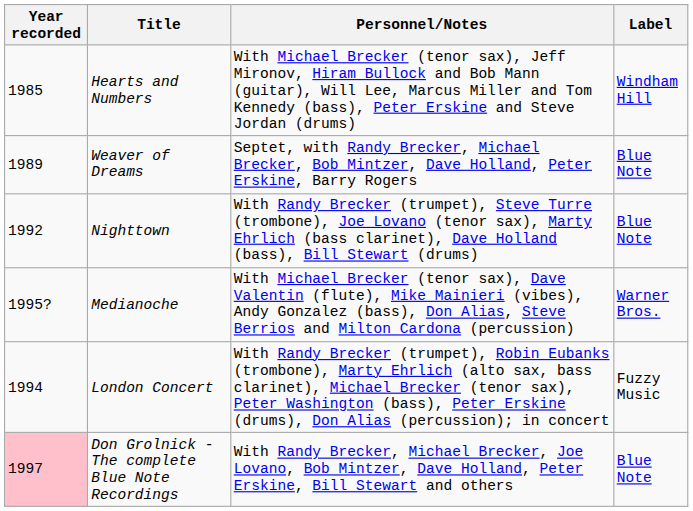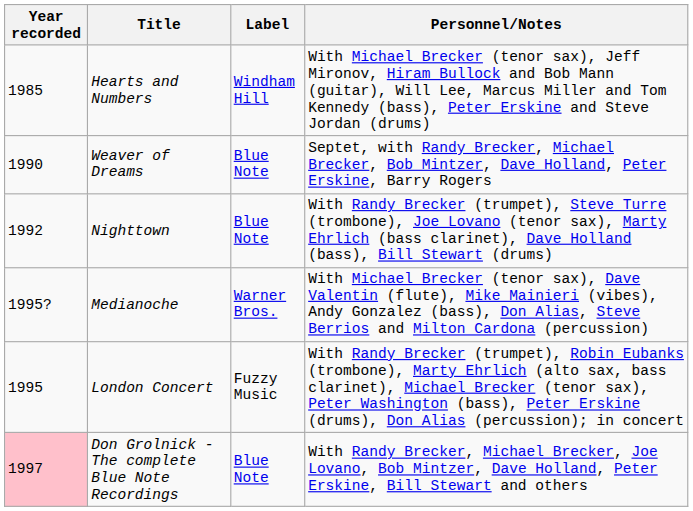columns swapped: (651, 25) <-> (422, 25)
(26, 165) 1989 -> (26, 165) 1990
(26, 387) 1994 -> (26, 387) 1995
